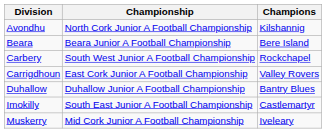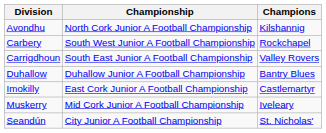- row: (20, 43)
(156, 74) East Cork Junior A Football Championship -> (159, 58) South East Junior A Football Championship
(159, 105) South East Junior A Football Championship -> (156, 89) East Cork Junior A Football Championship
+ row: (26, 120)
